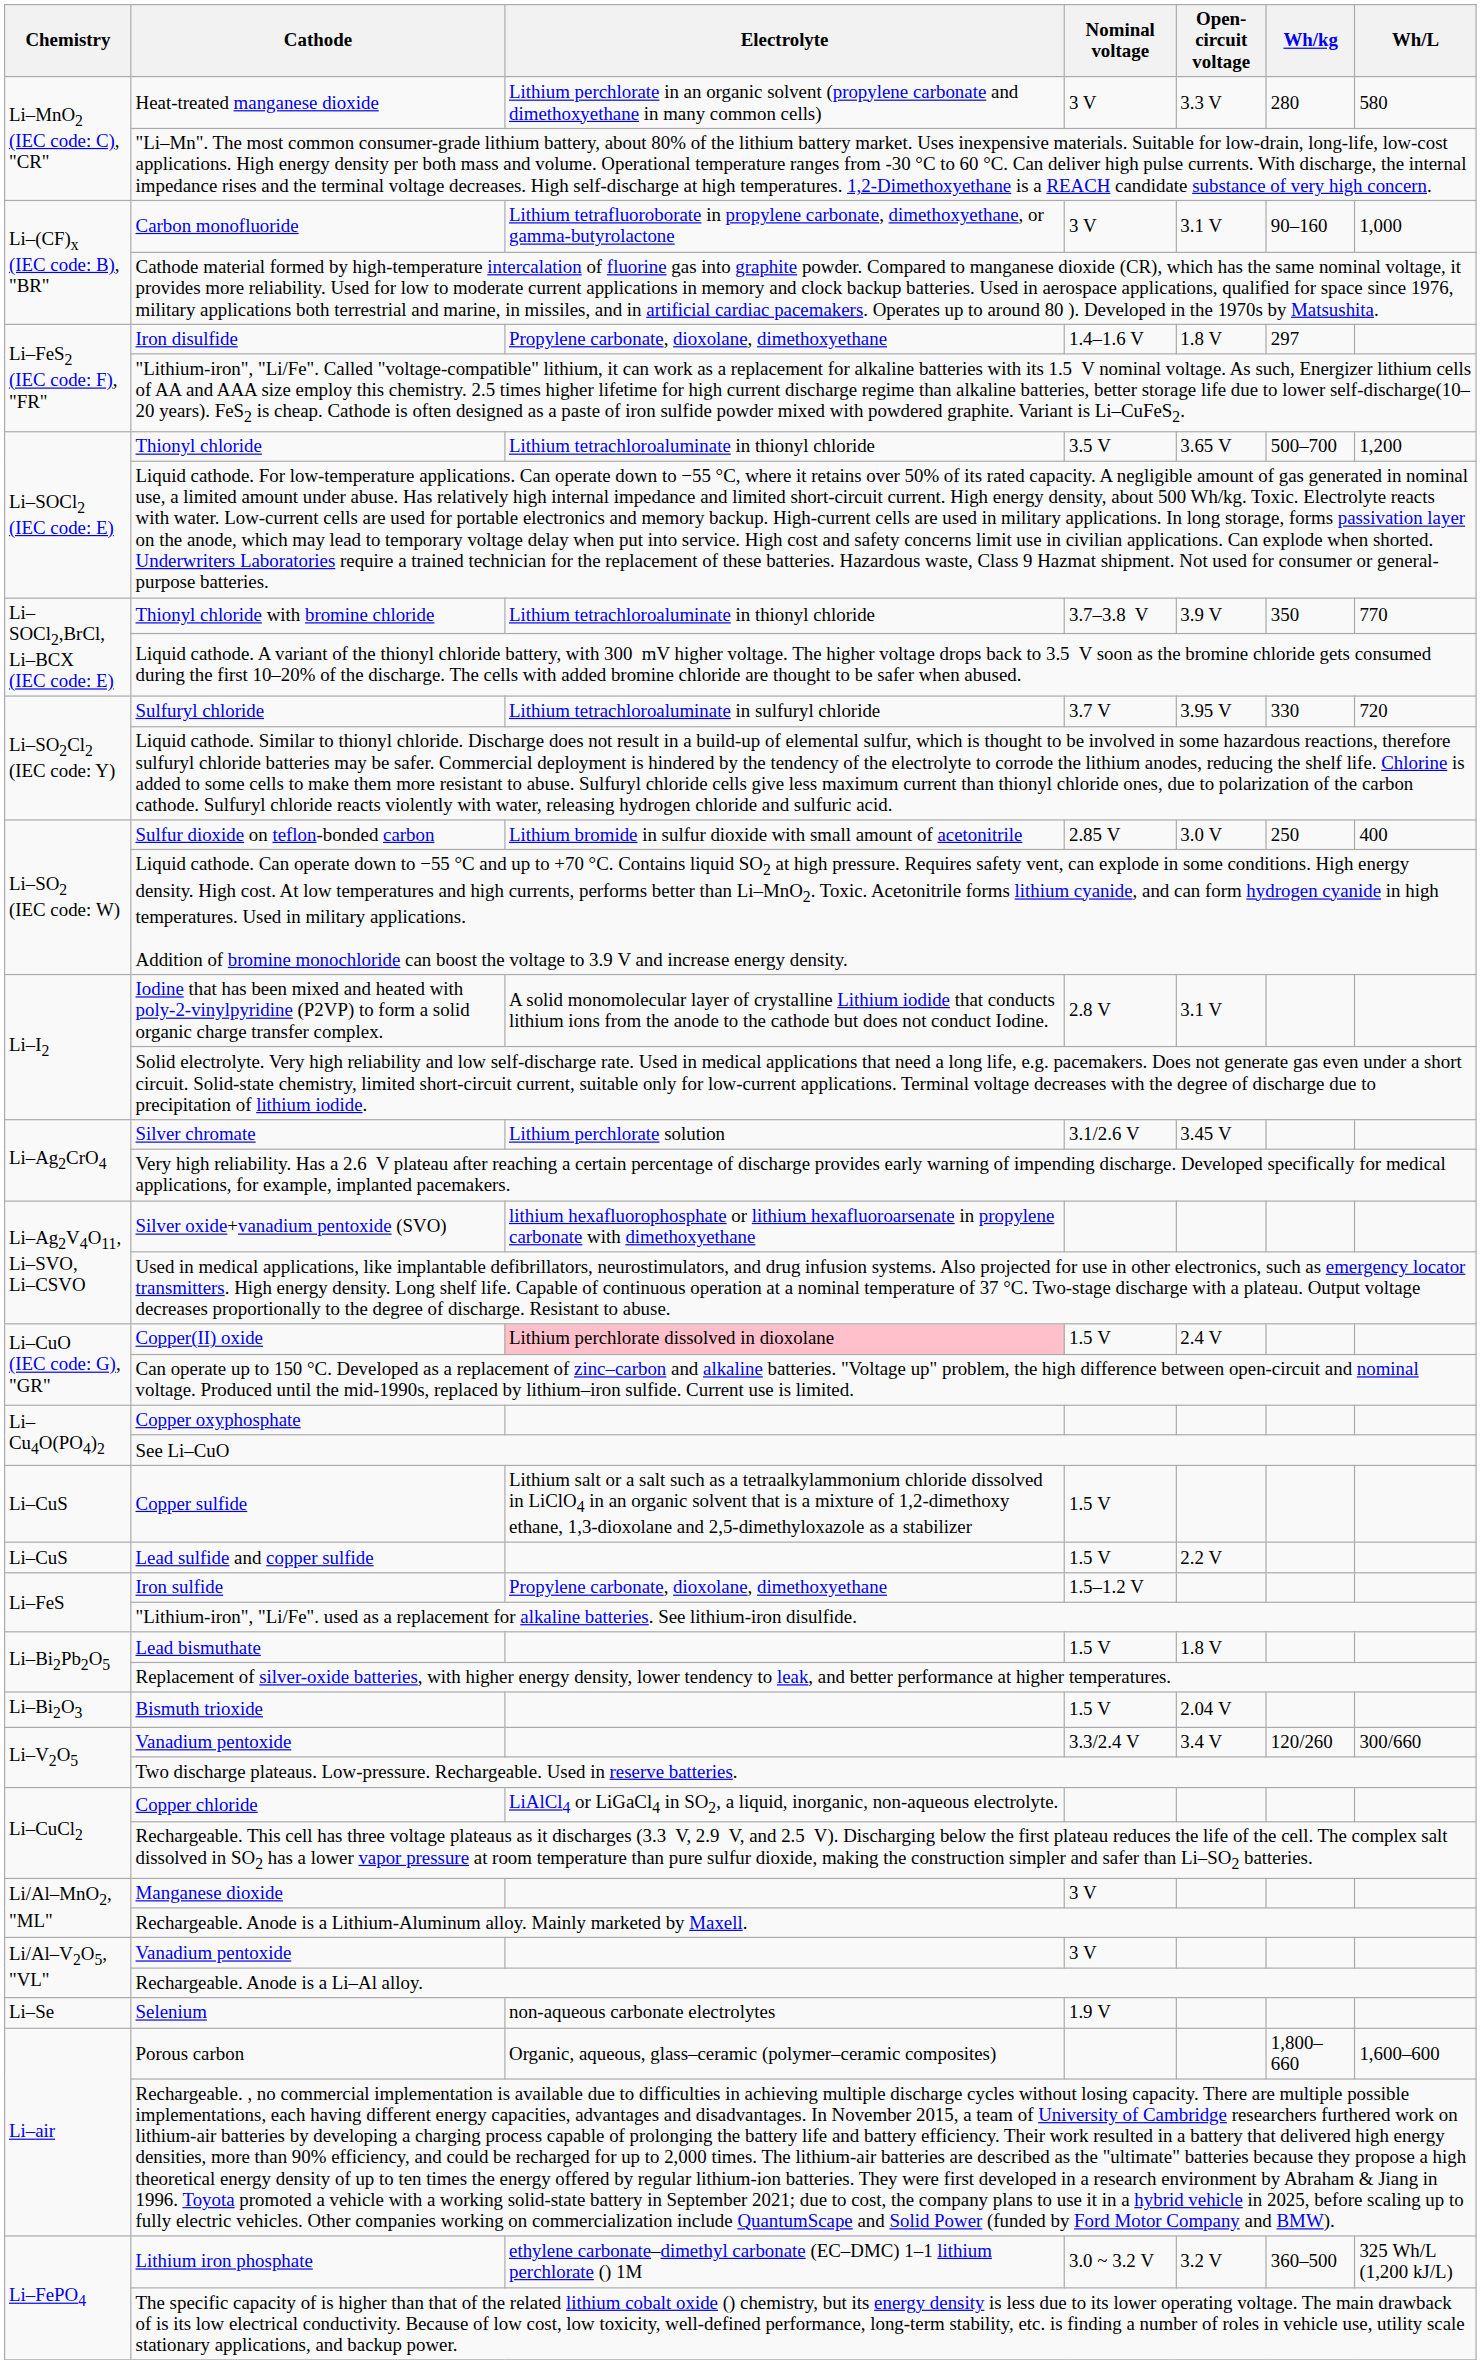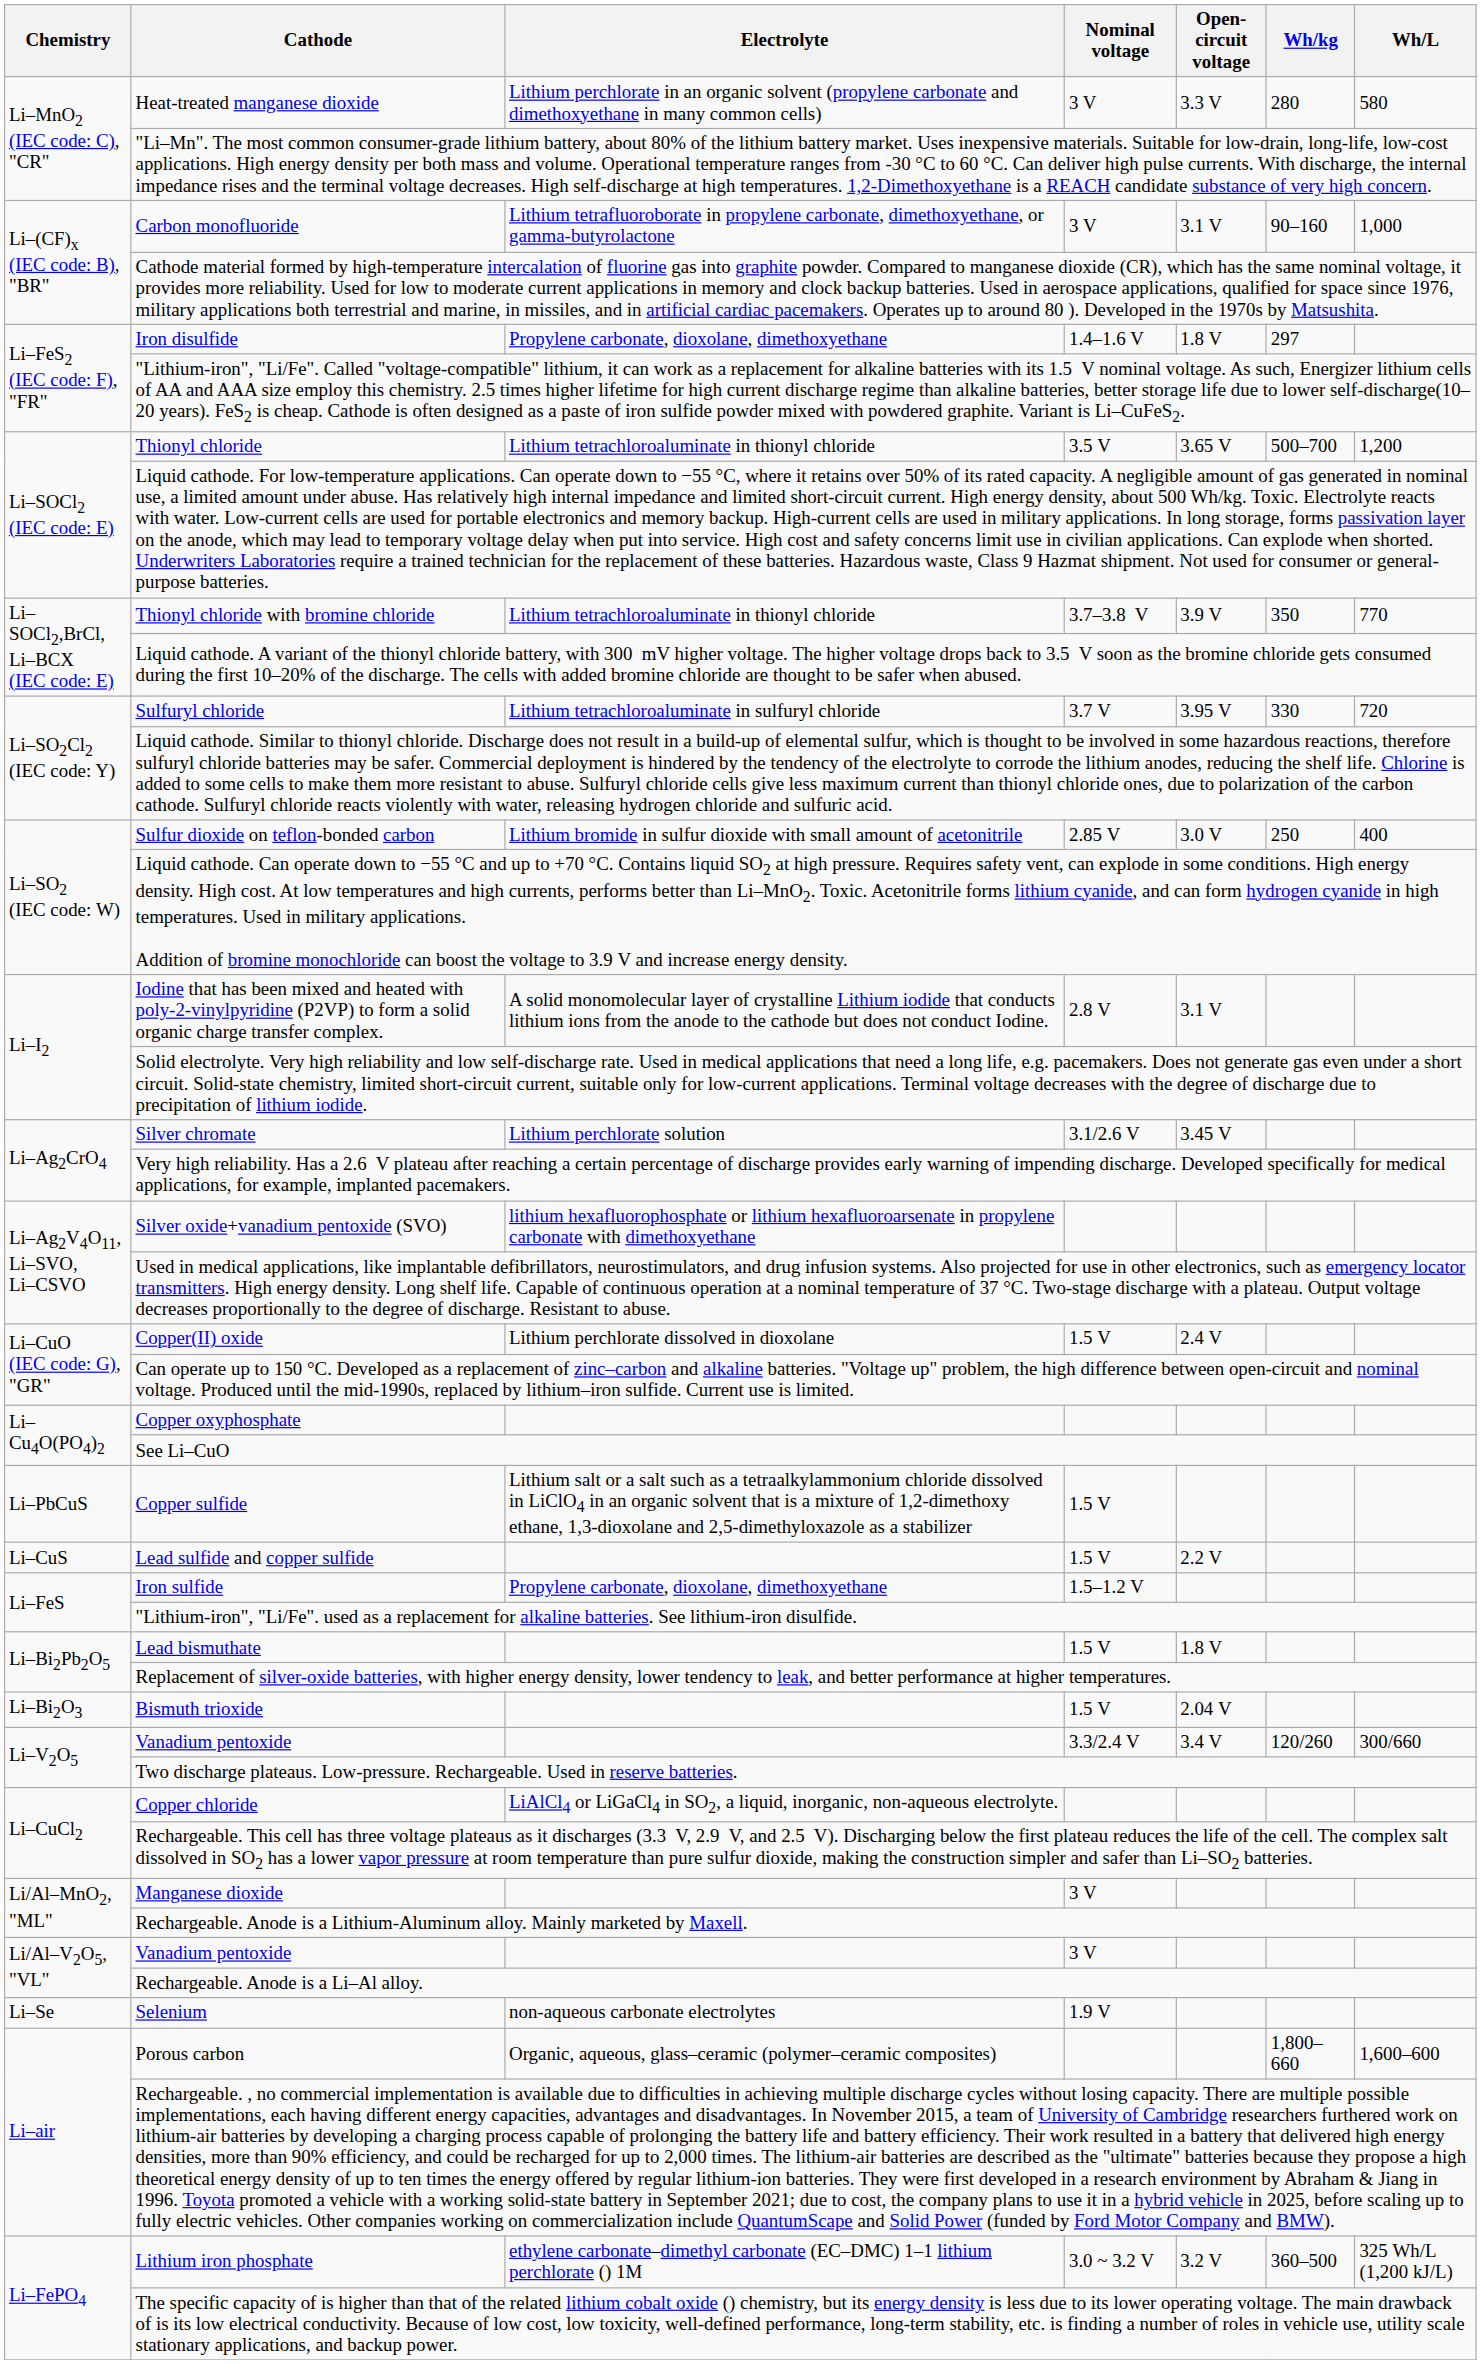(672, 1339) pink background -> (672, 1339) no background
(38, 1503) Li–CuS -> (48, 1503) Li–PbCuS
